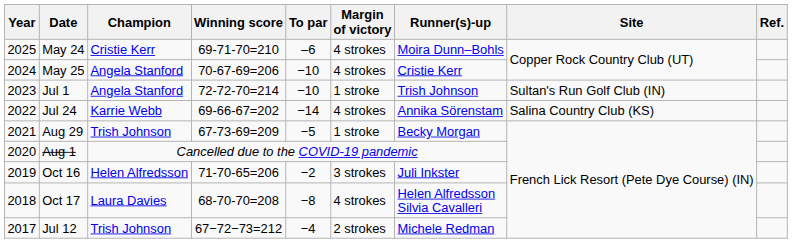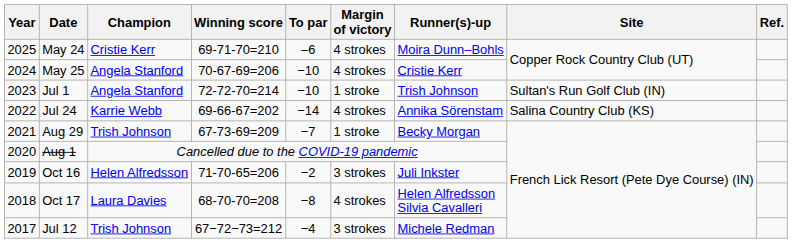(308, 132) −5 -> (308, 132) −7
(360, 228) 2 strokes -> (360, 228) 3 strokes
